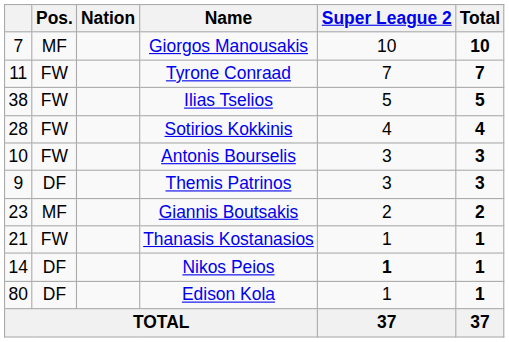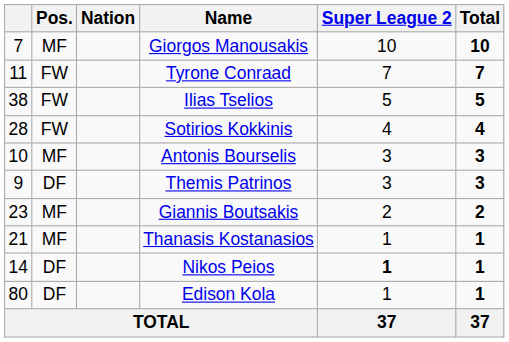(54, 156) FW -> (54, 156) MF
(54, 239) FW -> (54, 239) MF
